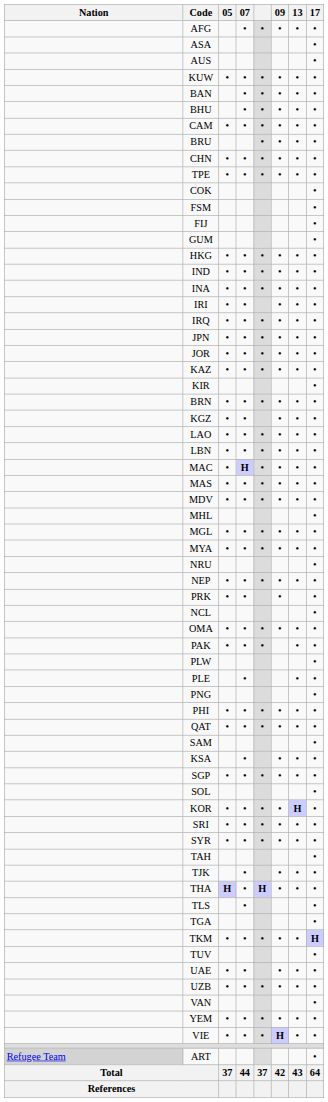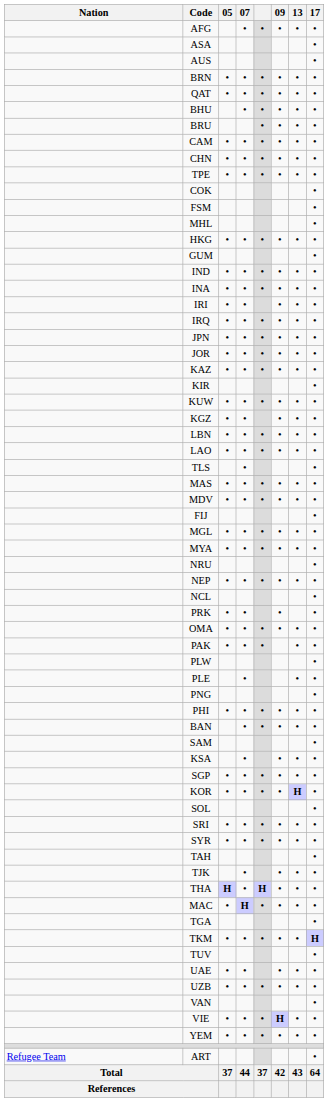rows swapped: (201, 402) <-> (201, 77)
rows swapped: (201, 93) <-> (201, 727)
rows swapped: (201, 142) <-> (201, 126)
rows swapped: (201, 223) <-> (201, 516)
rows swapped: (201, 239) <-> (201, 256)
rows swapped: (201, 434) <-> (201, 451)
rows swapped: (201, 467) <-> (201, 905)
rows swapped: (201, 613) <-> (201, 597)
rows swapped: (201, 792) <-> (201, 808)
rows swapped: (201, 1035) <-> (201, 1019)
(36, 1056) lightgrey background -> (36, 1056) no background
